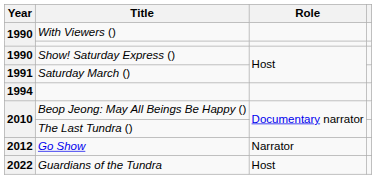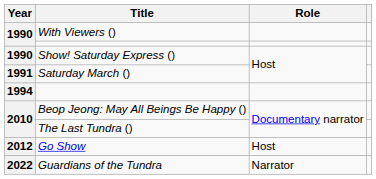(273, 146) Narrator -> (263, 146) Host
(263, 165) Host -> (273, 165) Narrator
